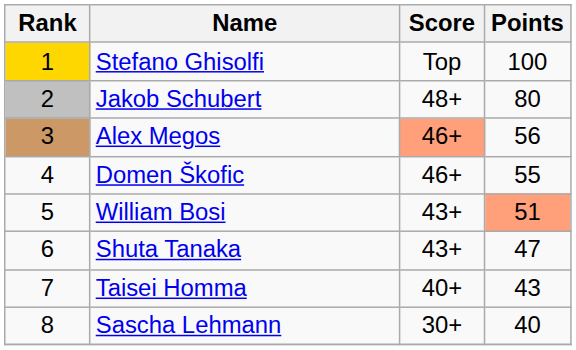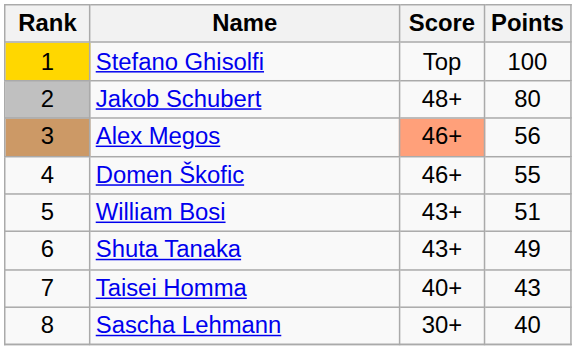(527, 212) lightsalmon background -> (527, 212) no background
(527, 250) 47 -> (527, 250) 49
